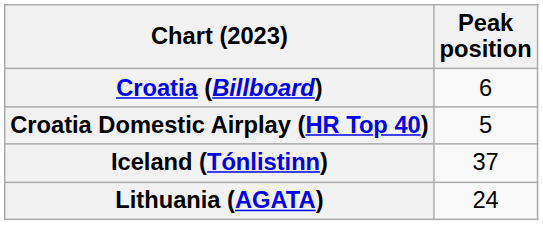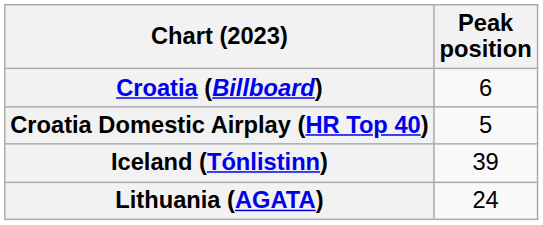(486, 162) 37 -> (486, 162) 39
